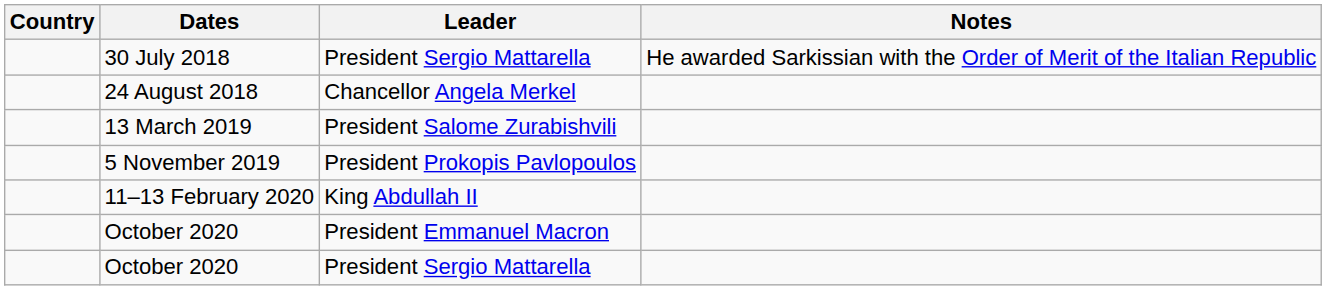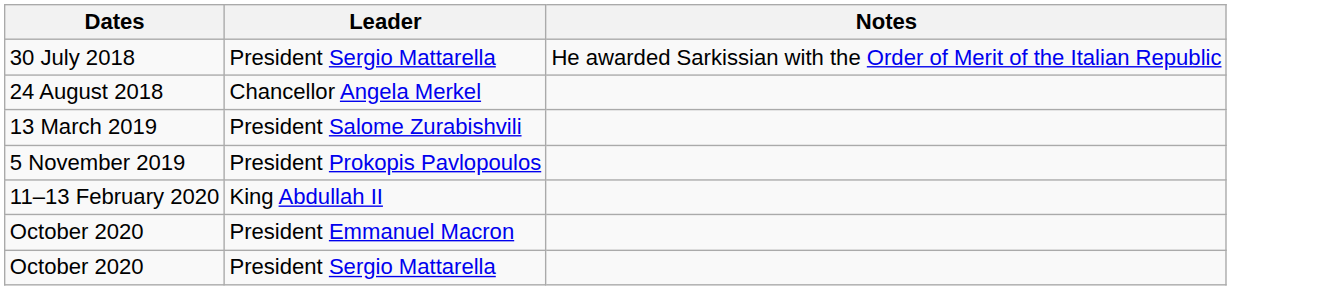- column: (52, 22)
